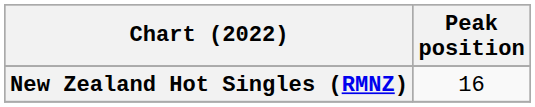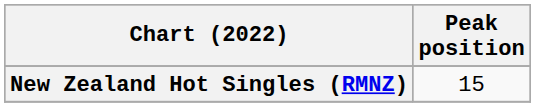(472, 84) 16 -> (472, 84) 15
